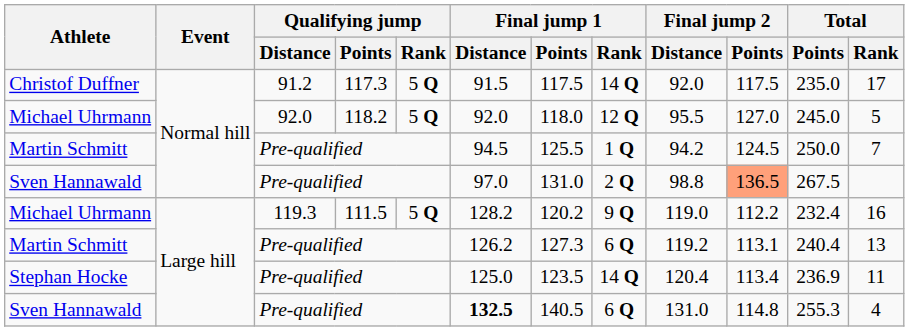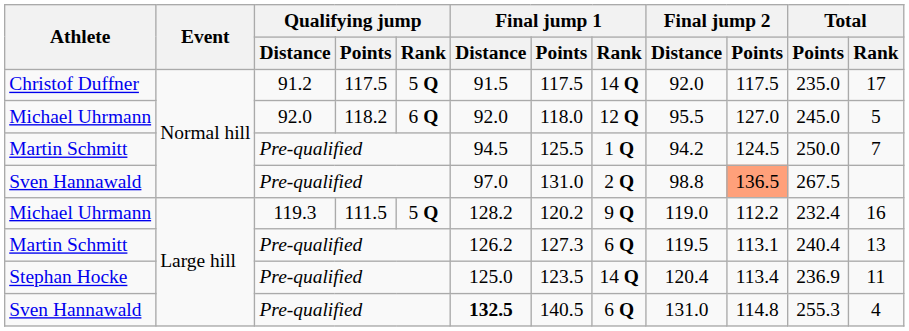(366, 85) 117.3 -> (366, 85) 117.5
(423, 117) 5 Q -> (423, 117) 6 Q
(687, 245) 119.2 -> (687, 245) 119.5
